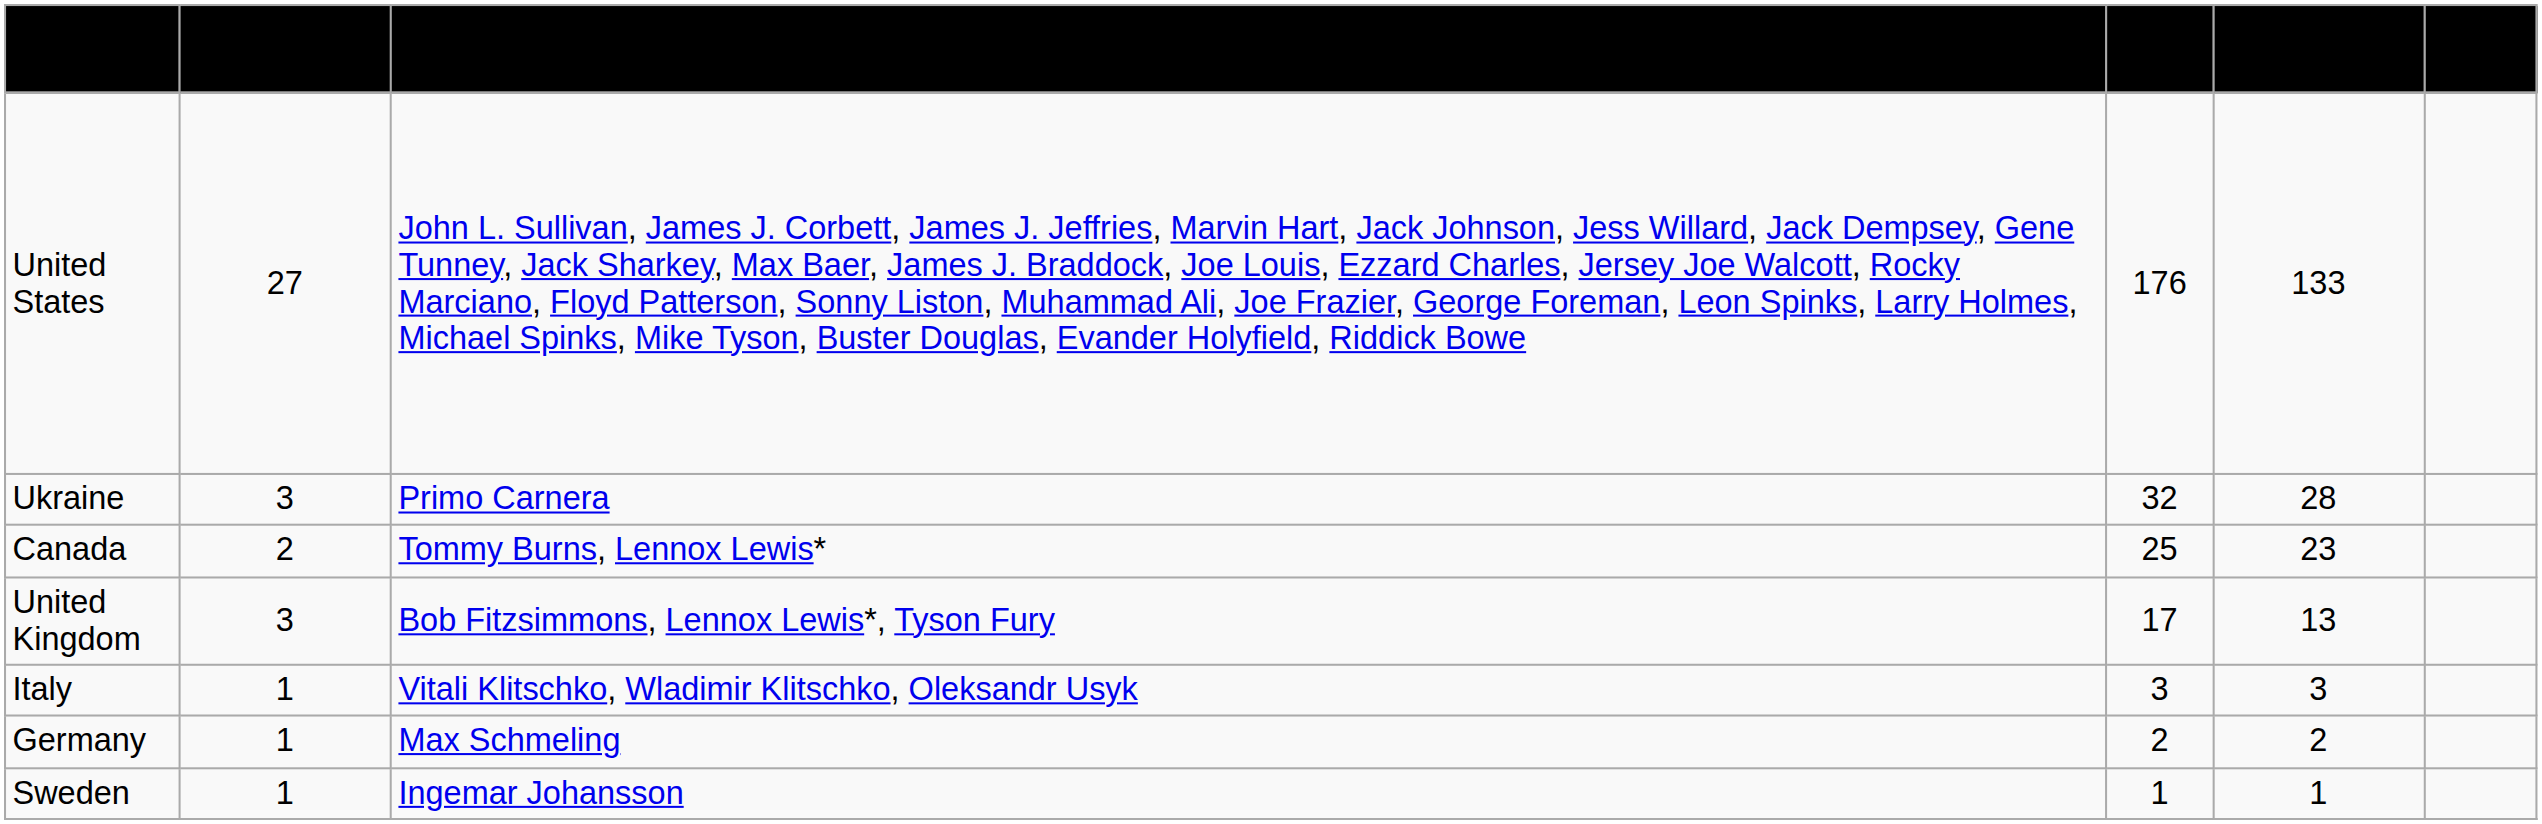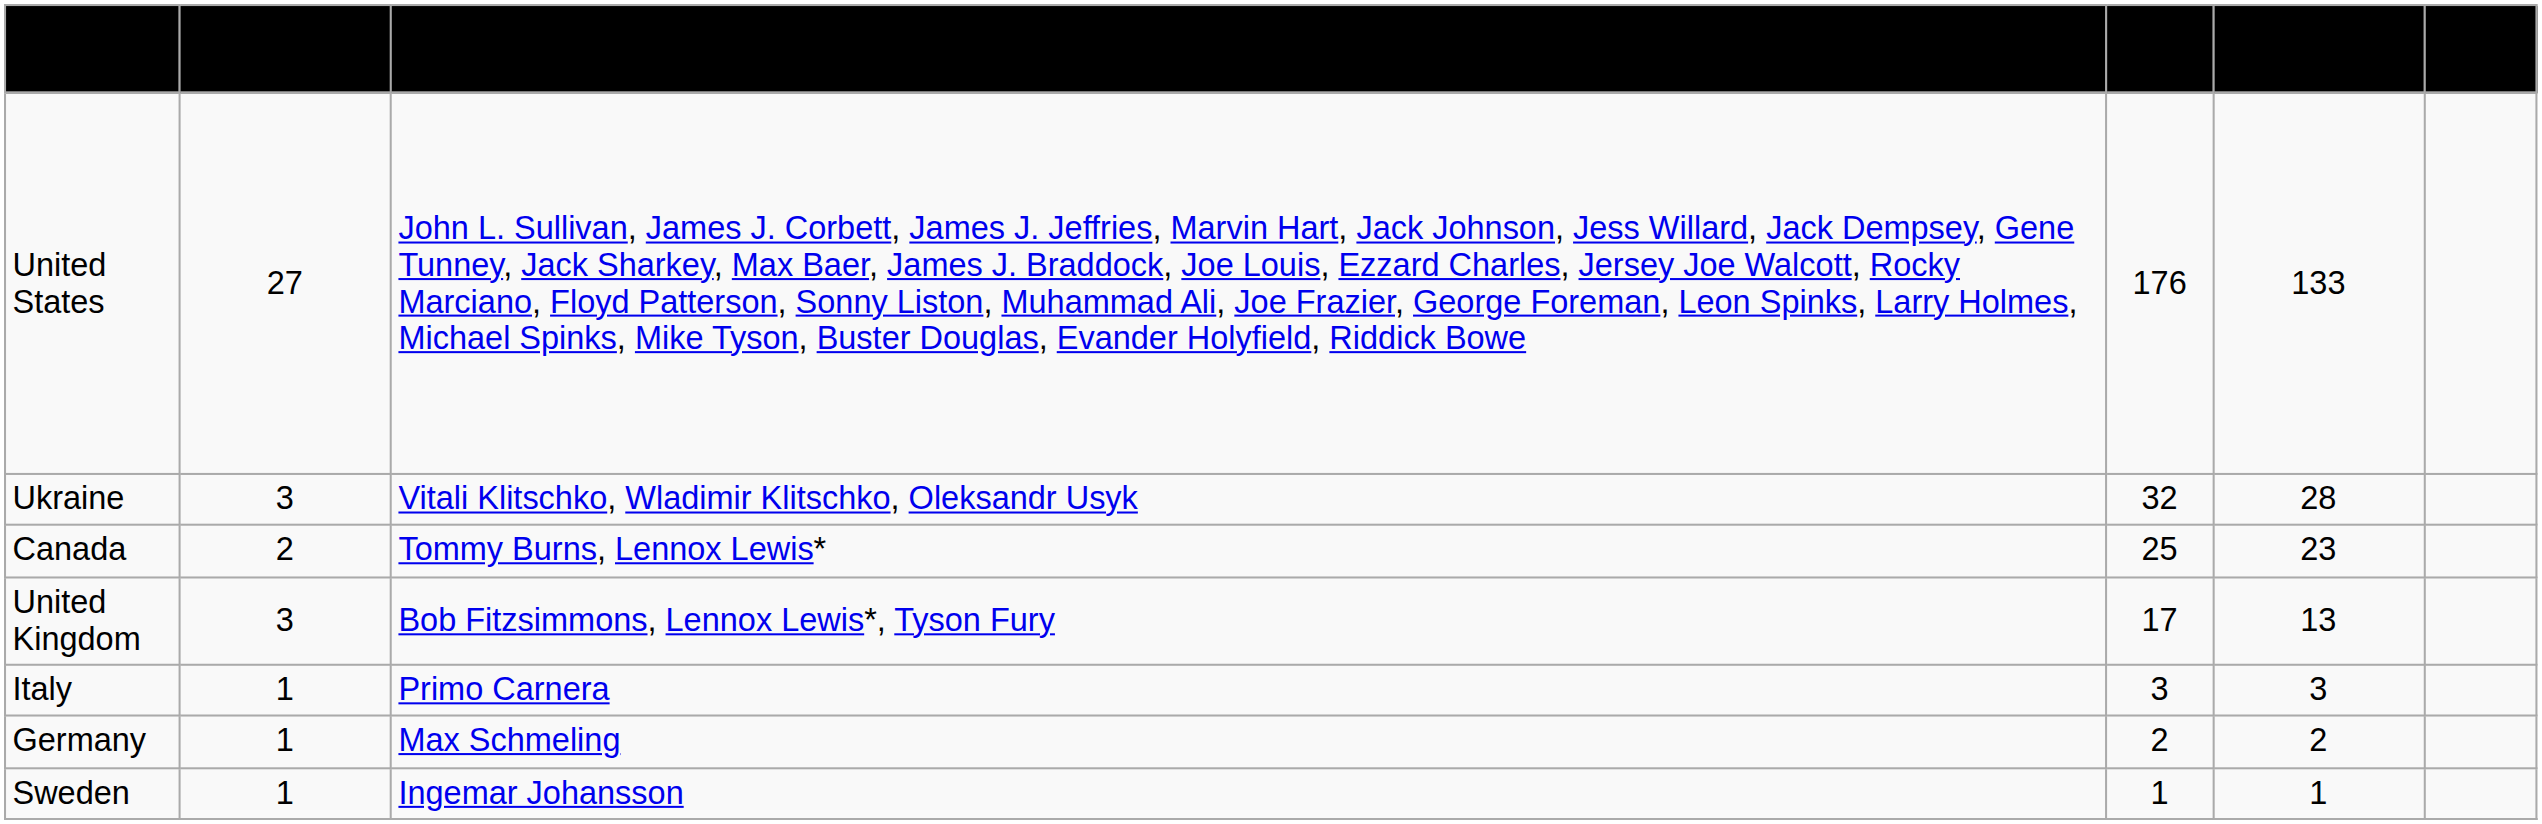(504, 498) Primo Carnera -> (768, 498) Vitali Klitschko, Wladimir Klitschko, Oleksandr Usyk
(768, 689) Vitali Klitschko, Wladimir Klitschko, Oleksandr Usyk -> (504, 689) Primo Carnera
